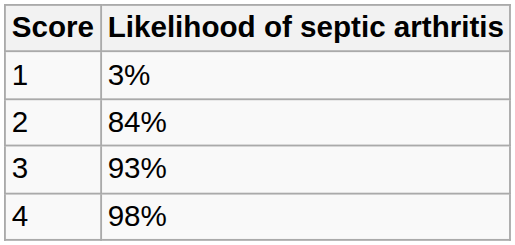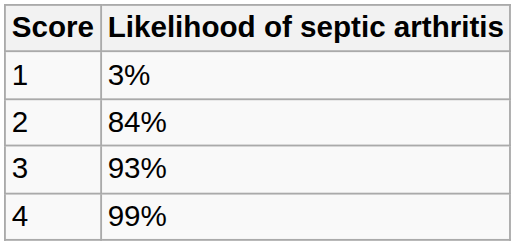(137, 215) 98% -> (137, 215) 99%
